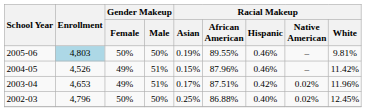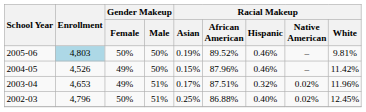(224, 53) 89.55% -> (224, 53) 89.52%
(159, 69) 51% -> (159, 69) 50%
(265, 84) 0.42% -> (265, 84) 0.32%
(159, 99) 50% -> (159, 99) 51%
